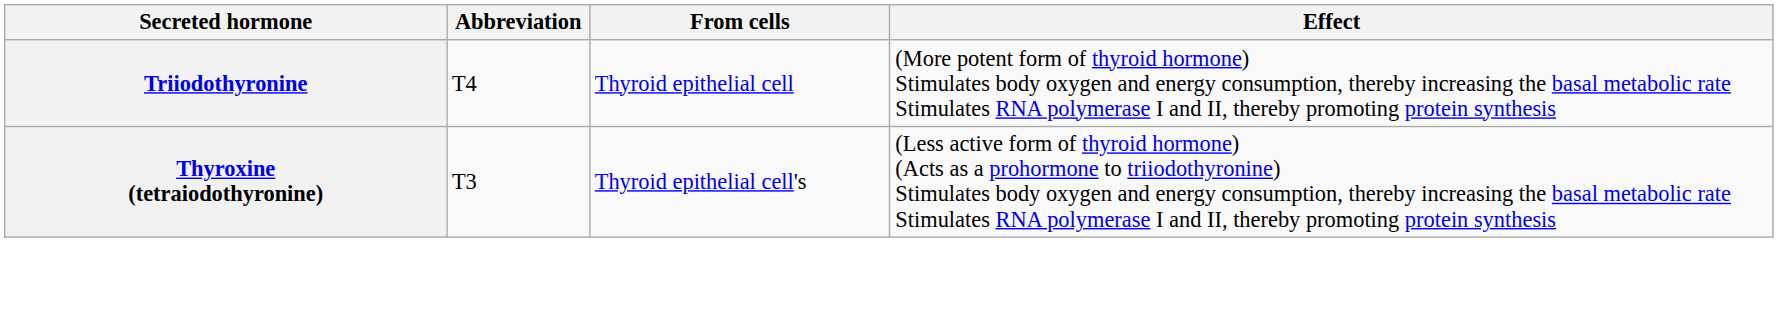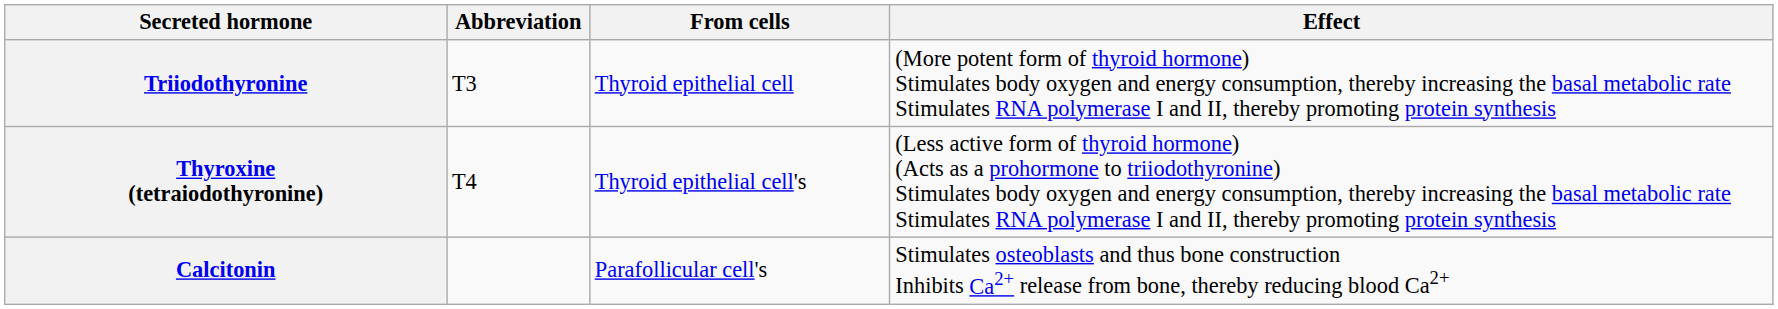(464, 82) T4 -> (464, 82) T3
(464, 181) T3 -> (464, 181) T4
+ row: (226, 270)
